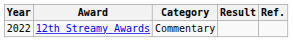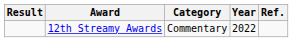columns swapped: (19, 13) <-> (238, 13)
